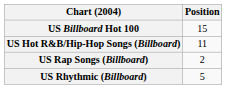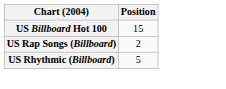- row: (93, 44)
